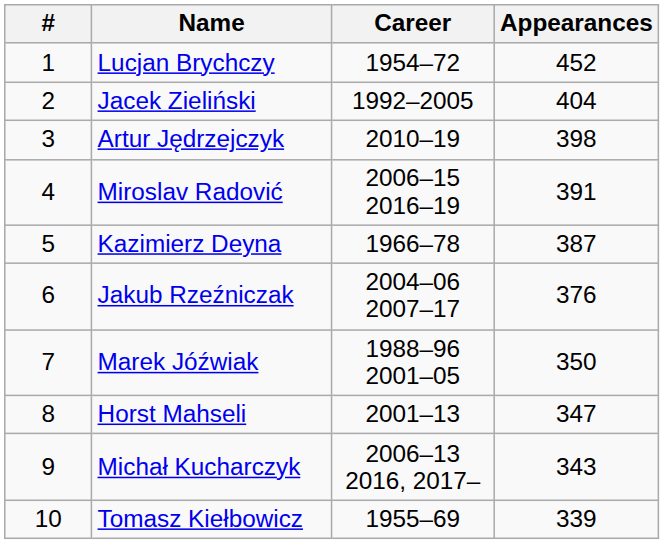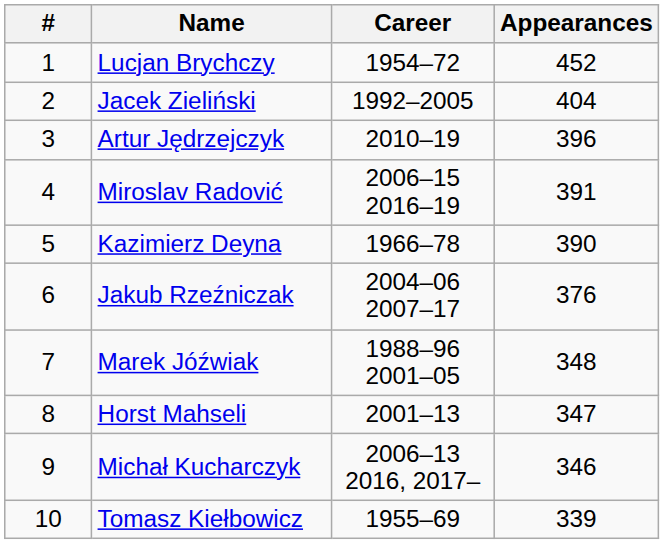(576, 139) 398 -> (576, 139) 396
(576, 243) 387 -> (576, 243) 390
(576, 362) 350 -> (576, 362) 348
(576, 466) 343 -> (576, 466) 346
